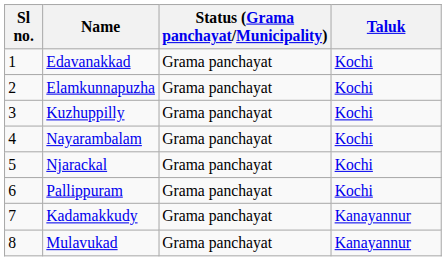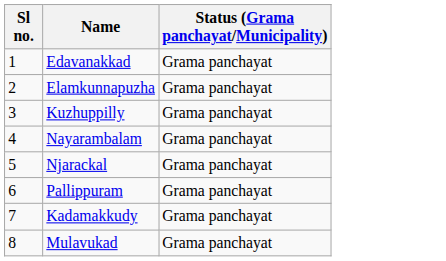- column: (386, 26)
